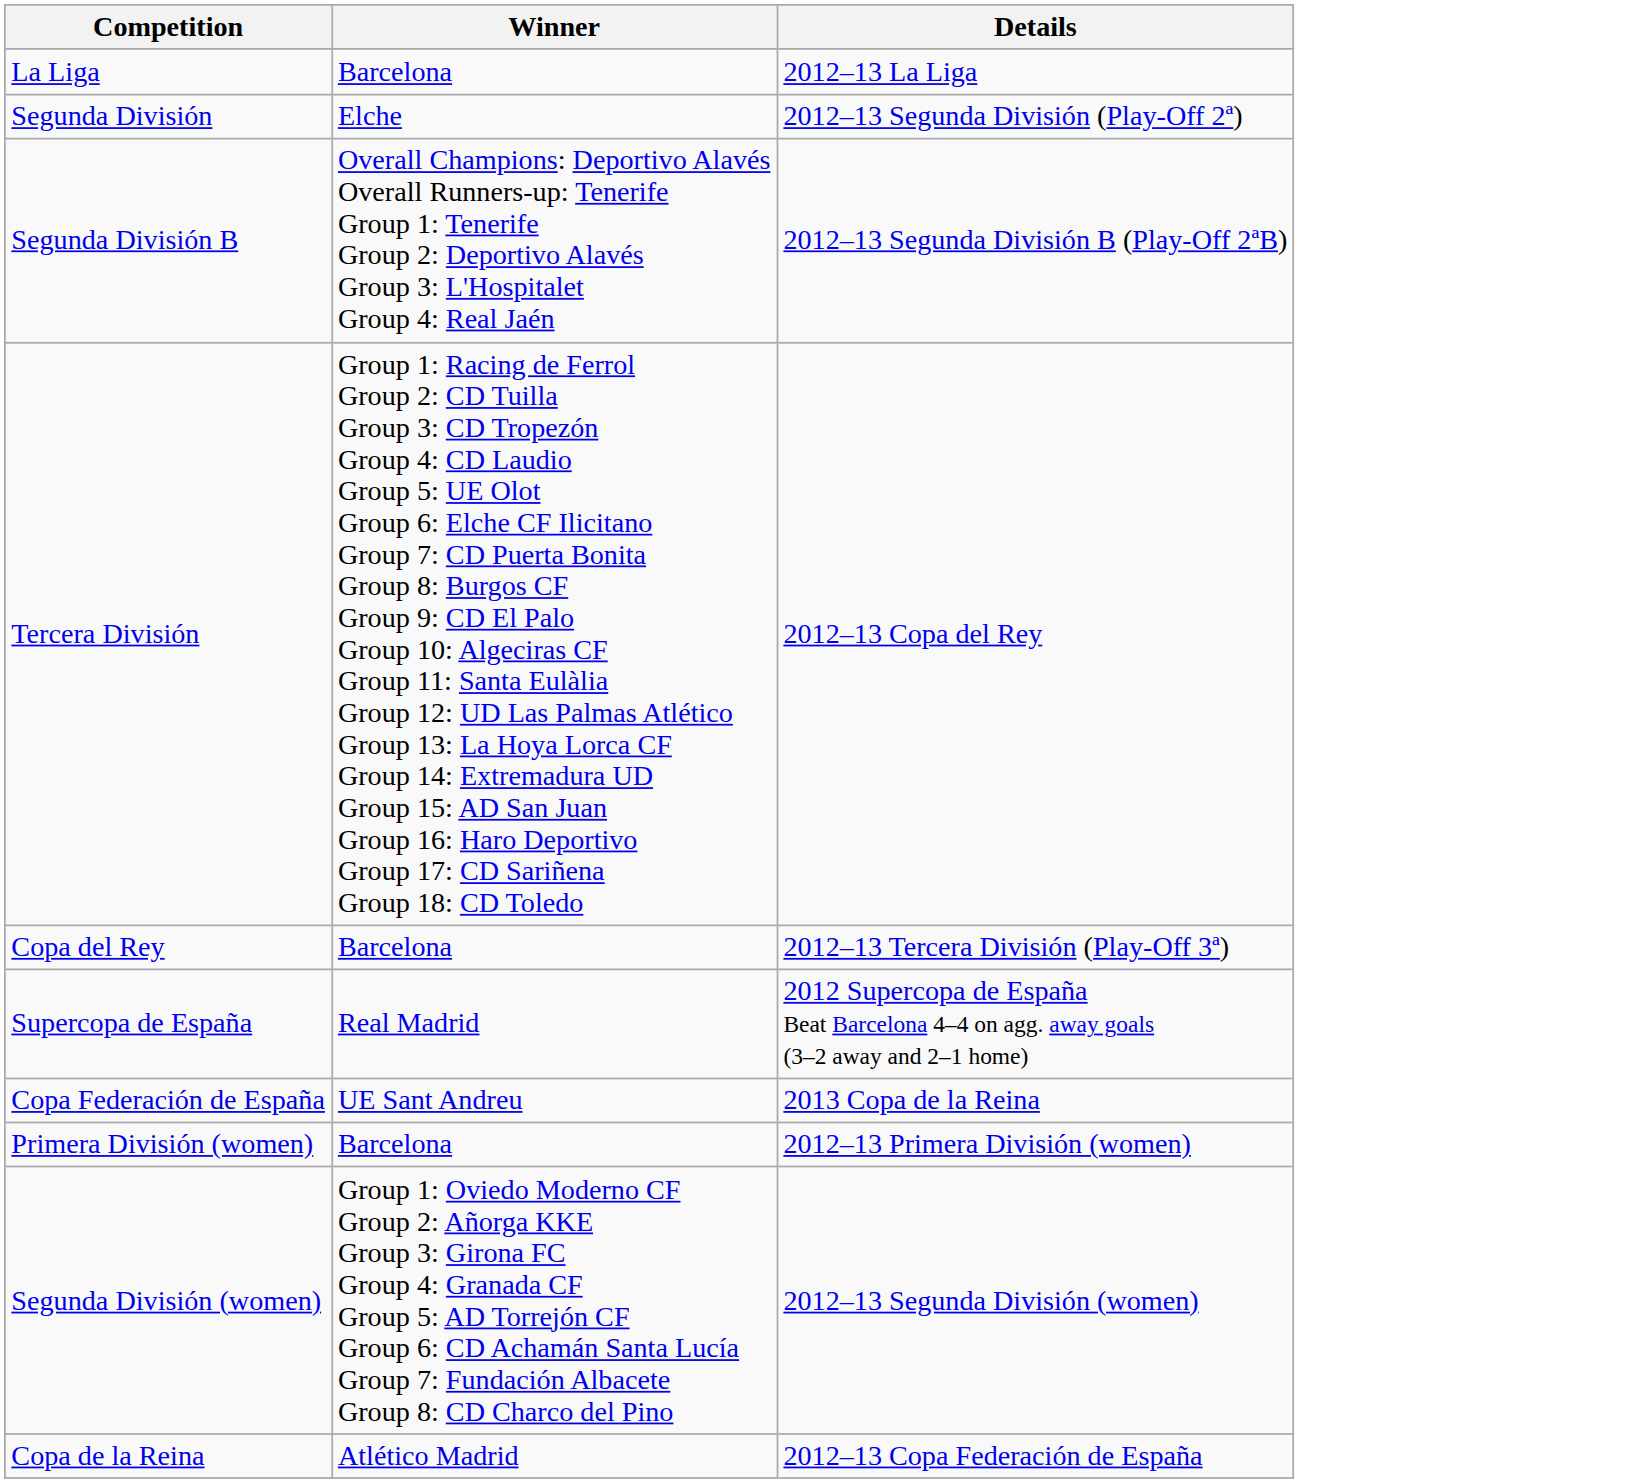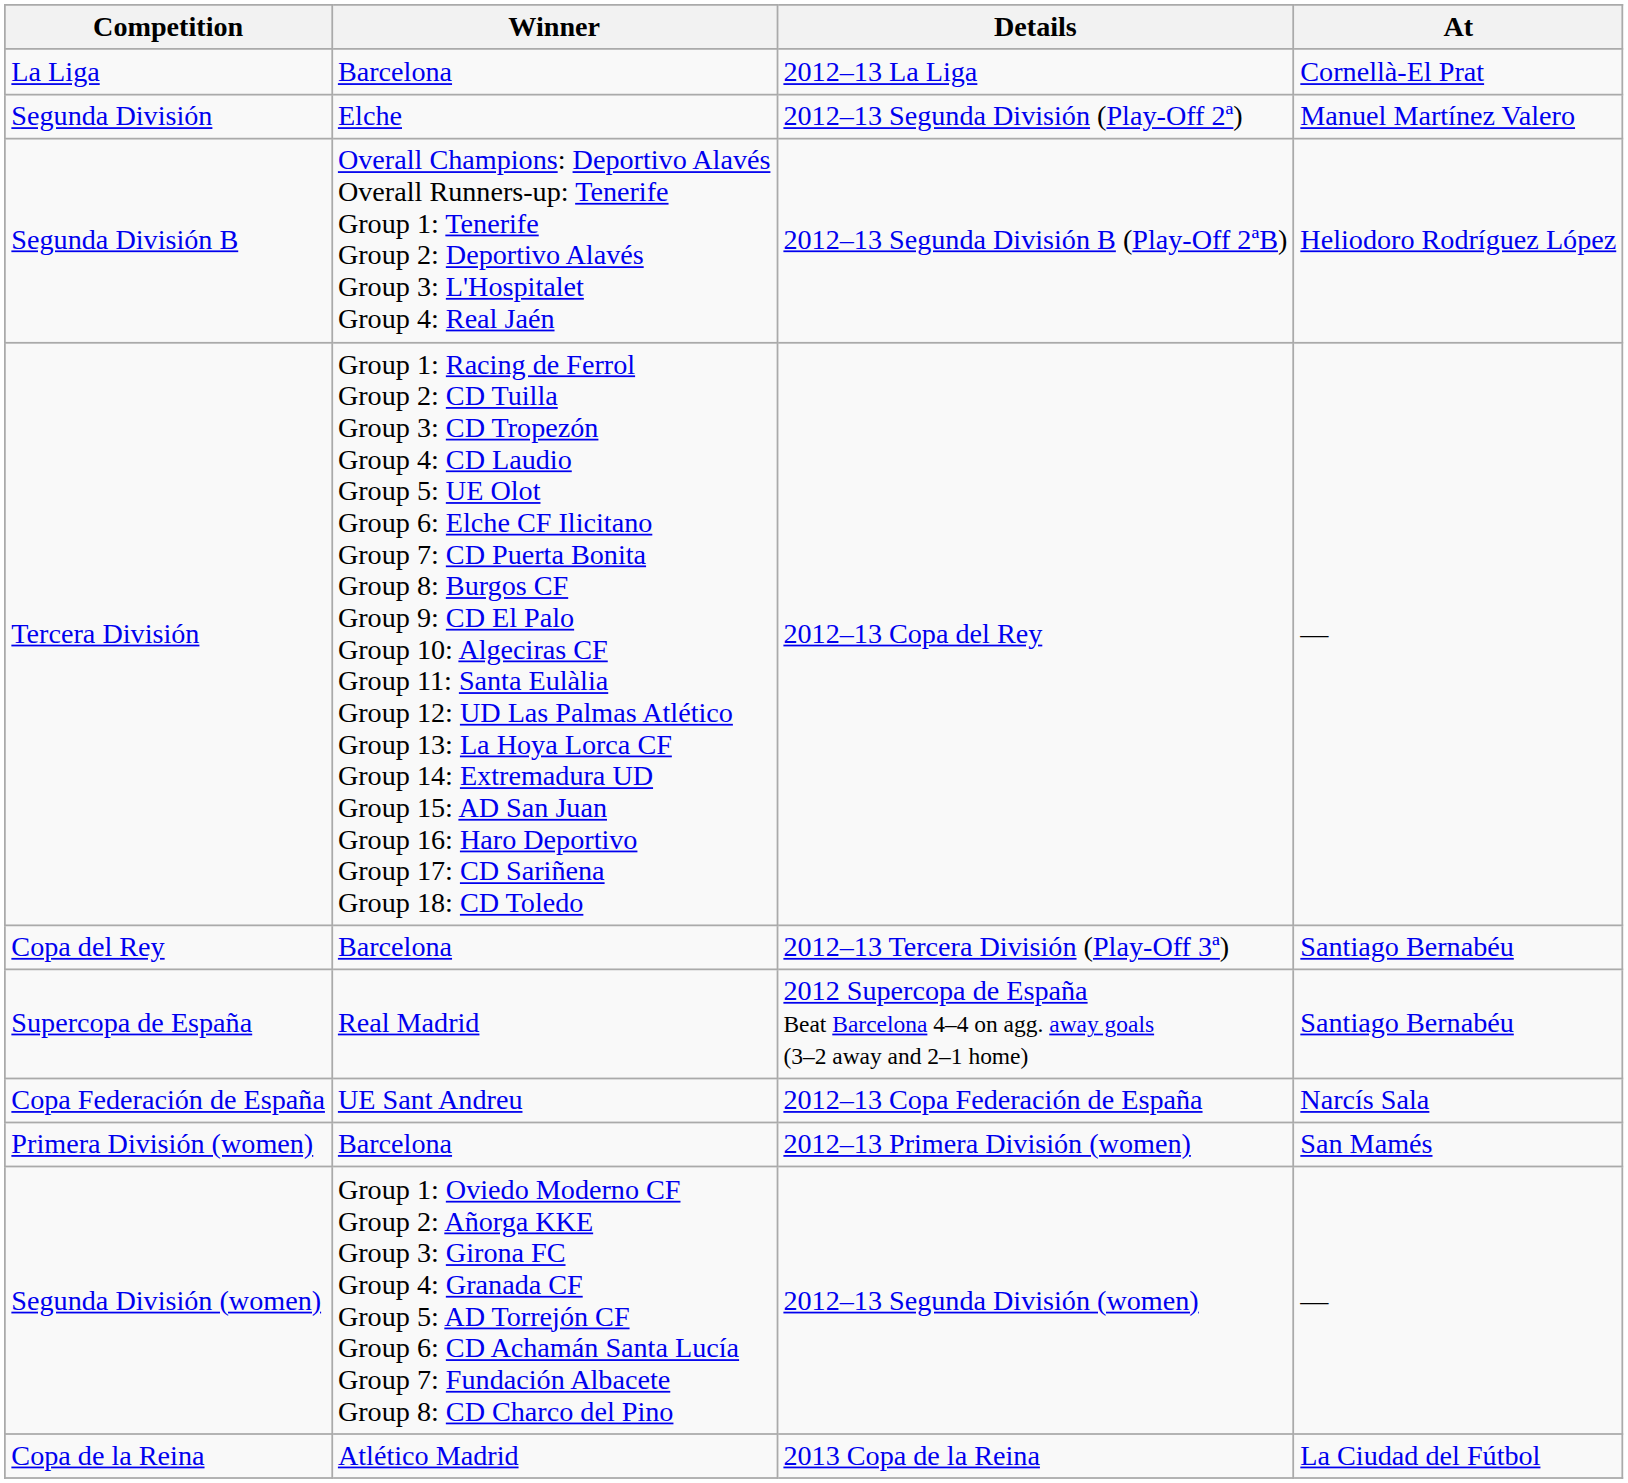+ column: (1458, 26)
(912, 1099) 2013 Copa de la Reina -> (993, 1099) 2012–13 Copa Federación de España
(993, 1455) 2012–13 Copa Federación de España -> (912, 1455) 2013 Copa de la Reina
